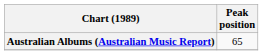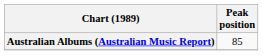(237, 41) 65 -> (237, 41) 85
